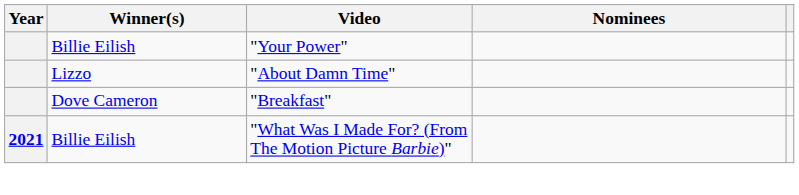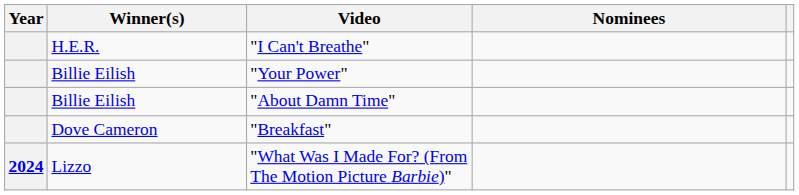+ row: (310, 45)
(71, 73) Lizzo -> (93, 101) Billie Eilish
(26, 138) 2021 -> (26, 166) 2024
(93, 138) Billie Eilish -> (71, 166) Lizzo
